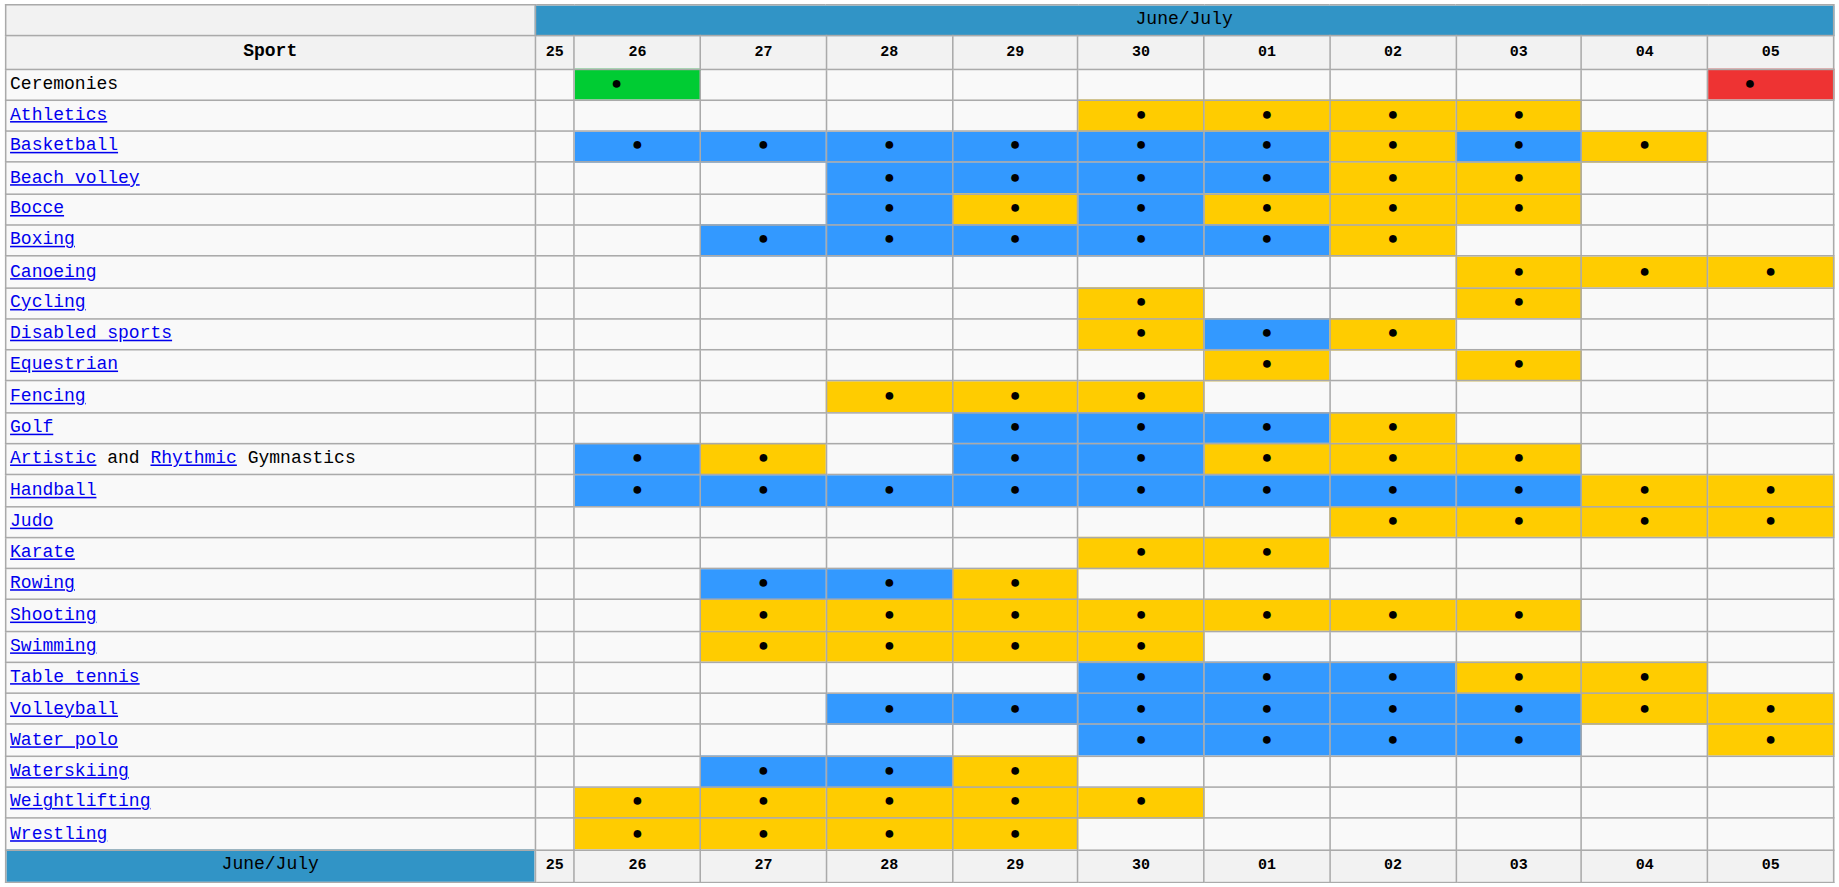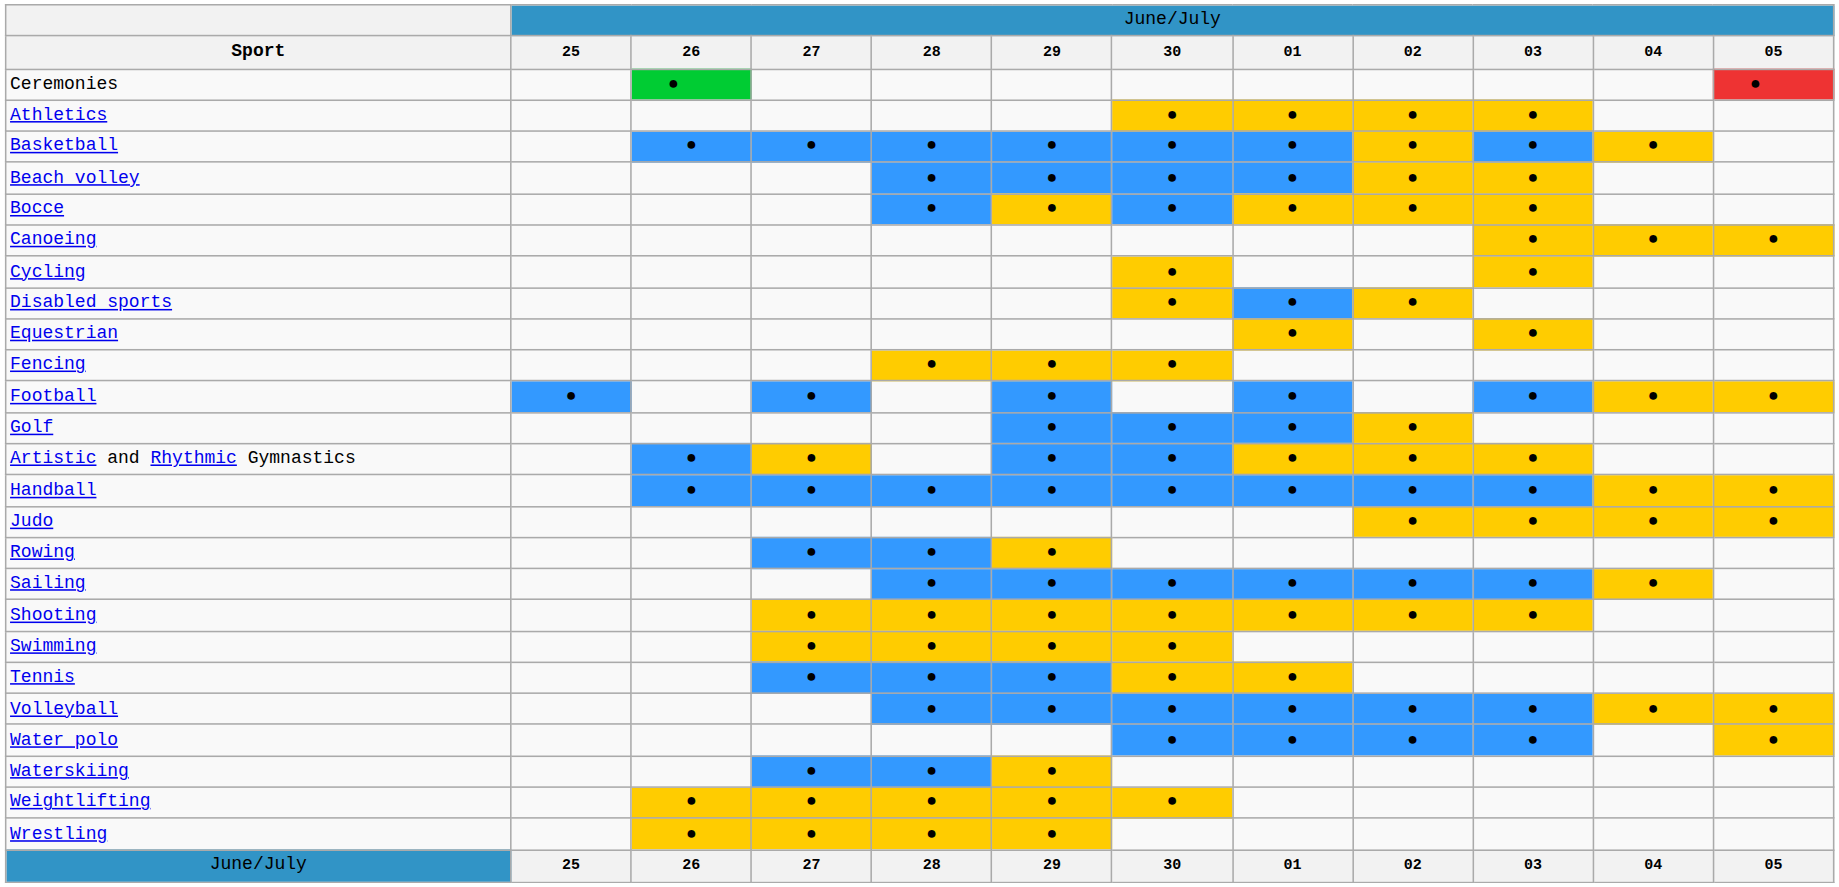- row: (42, 240)
+ row: (53, 396)
- row: (42, 552)
+ row: (48, 584)
- row: (75, 677)
+ row: (42, 677)
